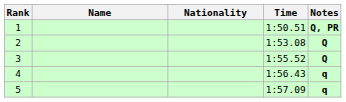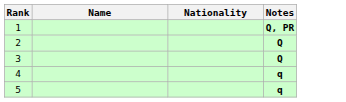- column: (286, 12)
